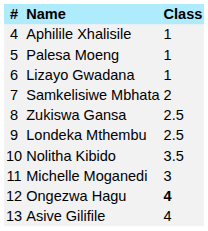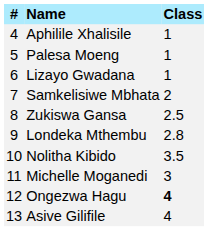(174, 135) 2.5 -> (174, 135) 2.8
